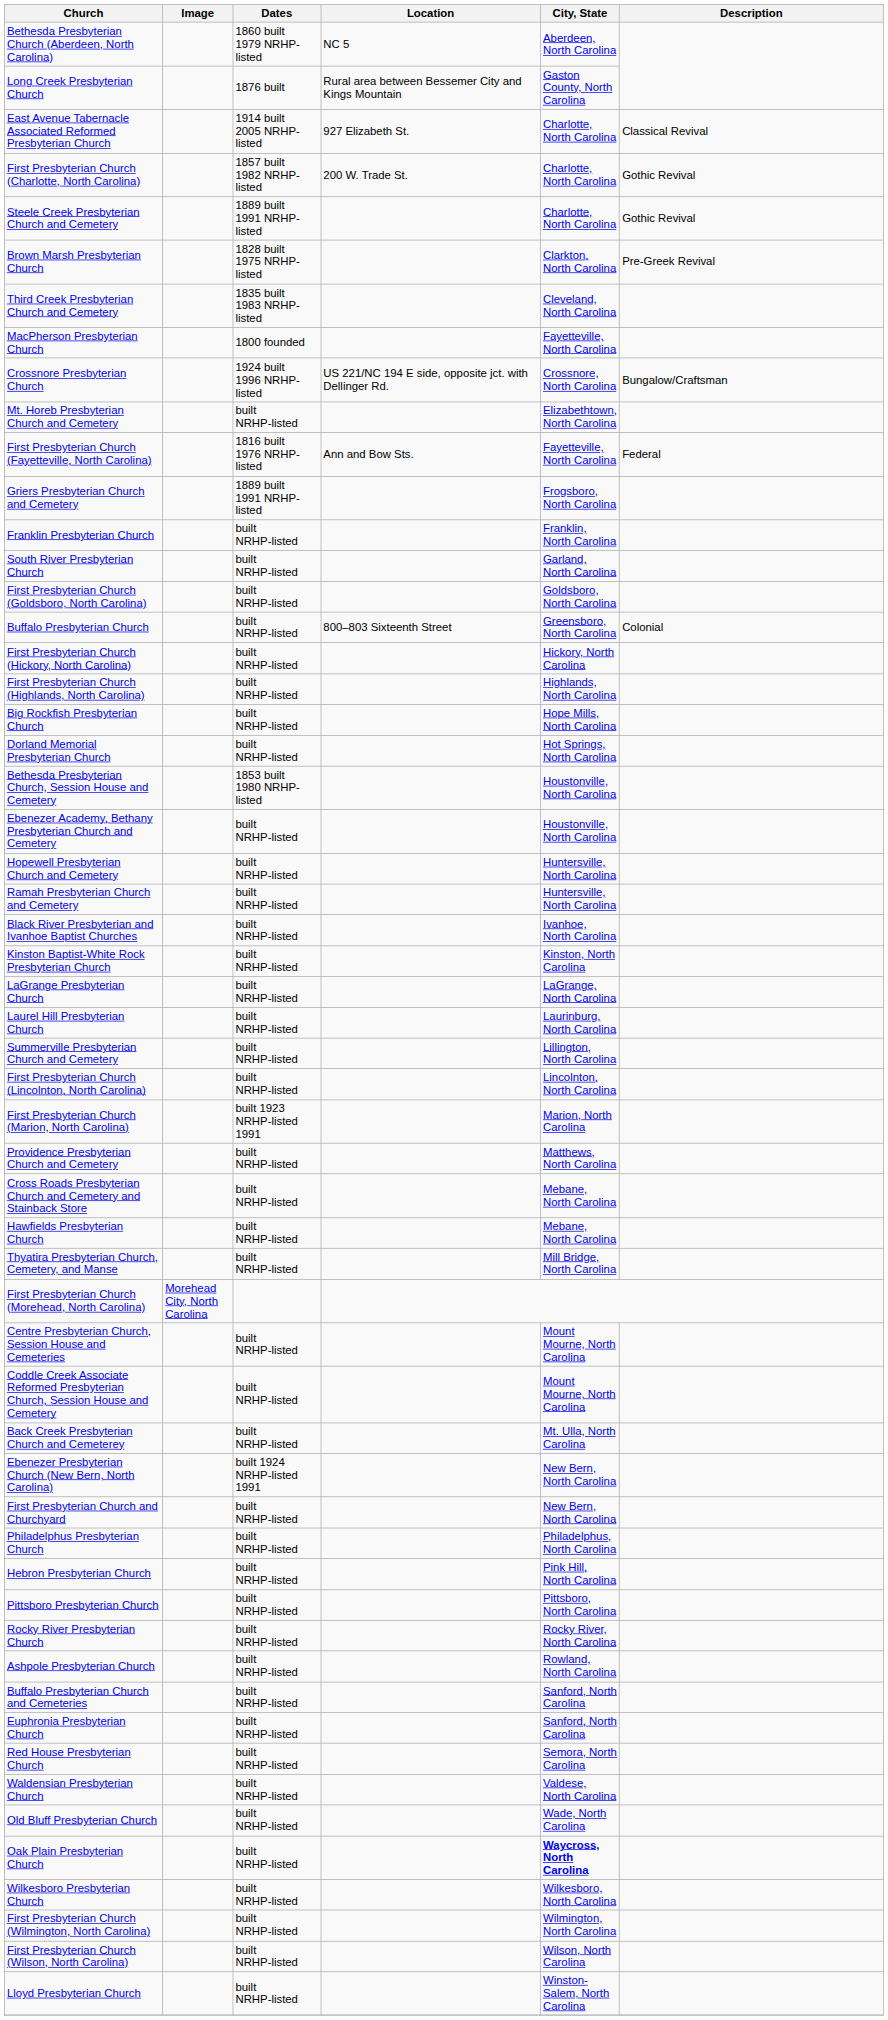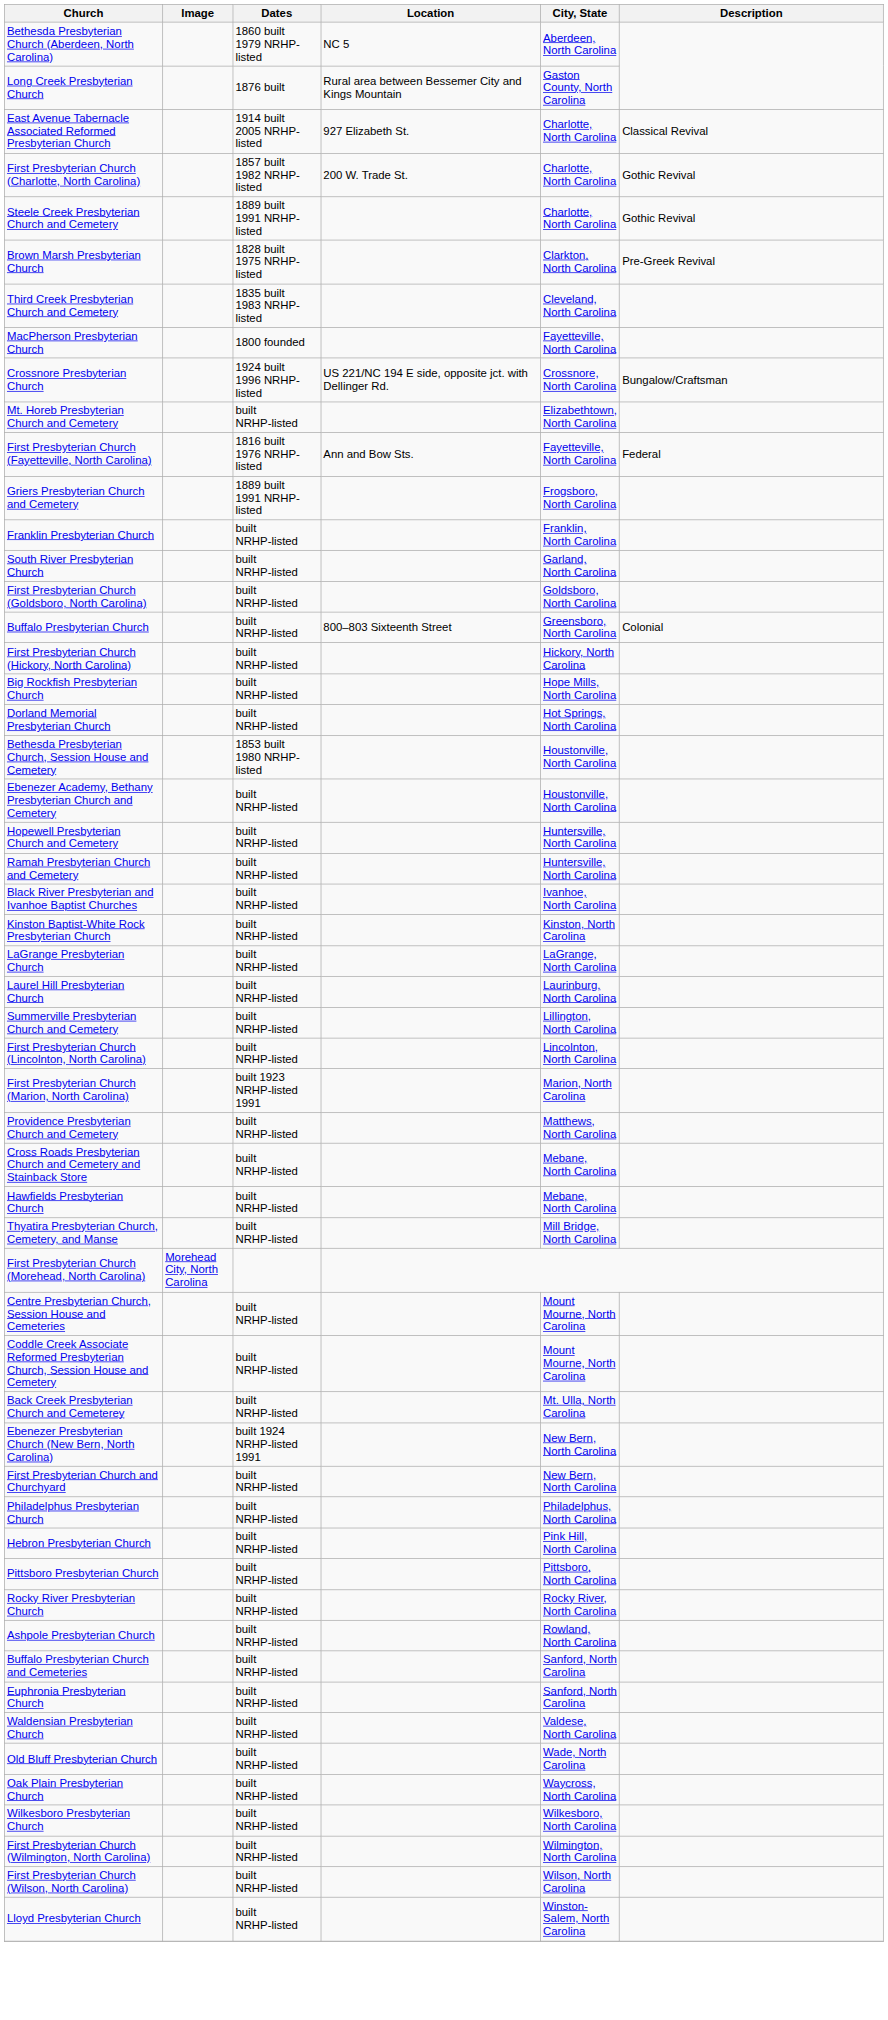- row: (76, 689)
- row: (69, 1758)
(571, 1857) bold -> (580, 1789) normal
